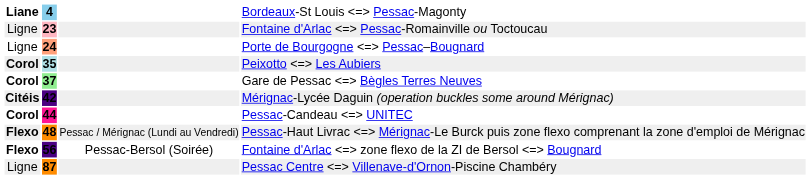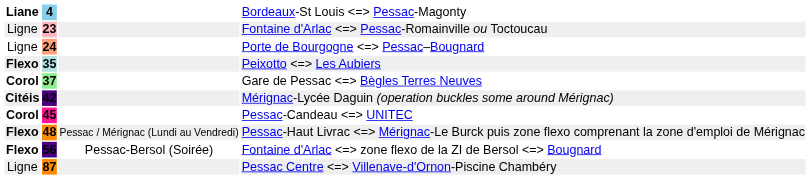(22, 63) Corol -> (22, 63) Flexo
(49, 115) 44 -> (49, 115) 45
